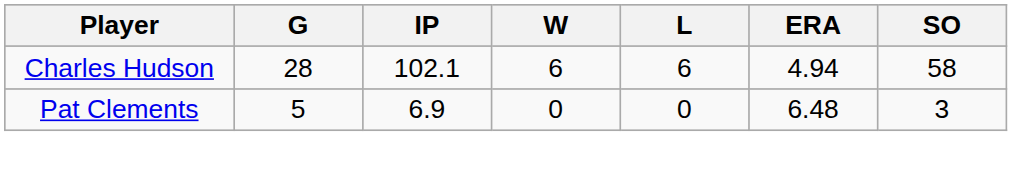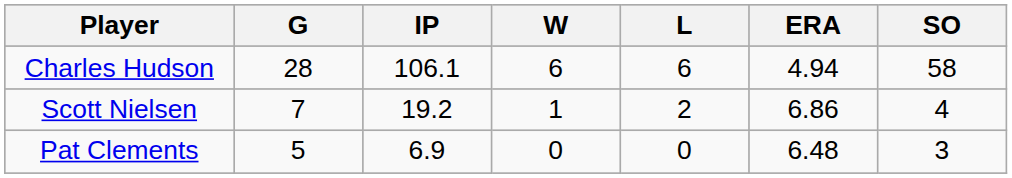(427, 67) 102.1 -> (427, 67) 106.1
+ row: (119, 109)
